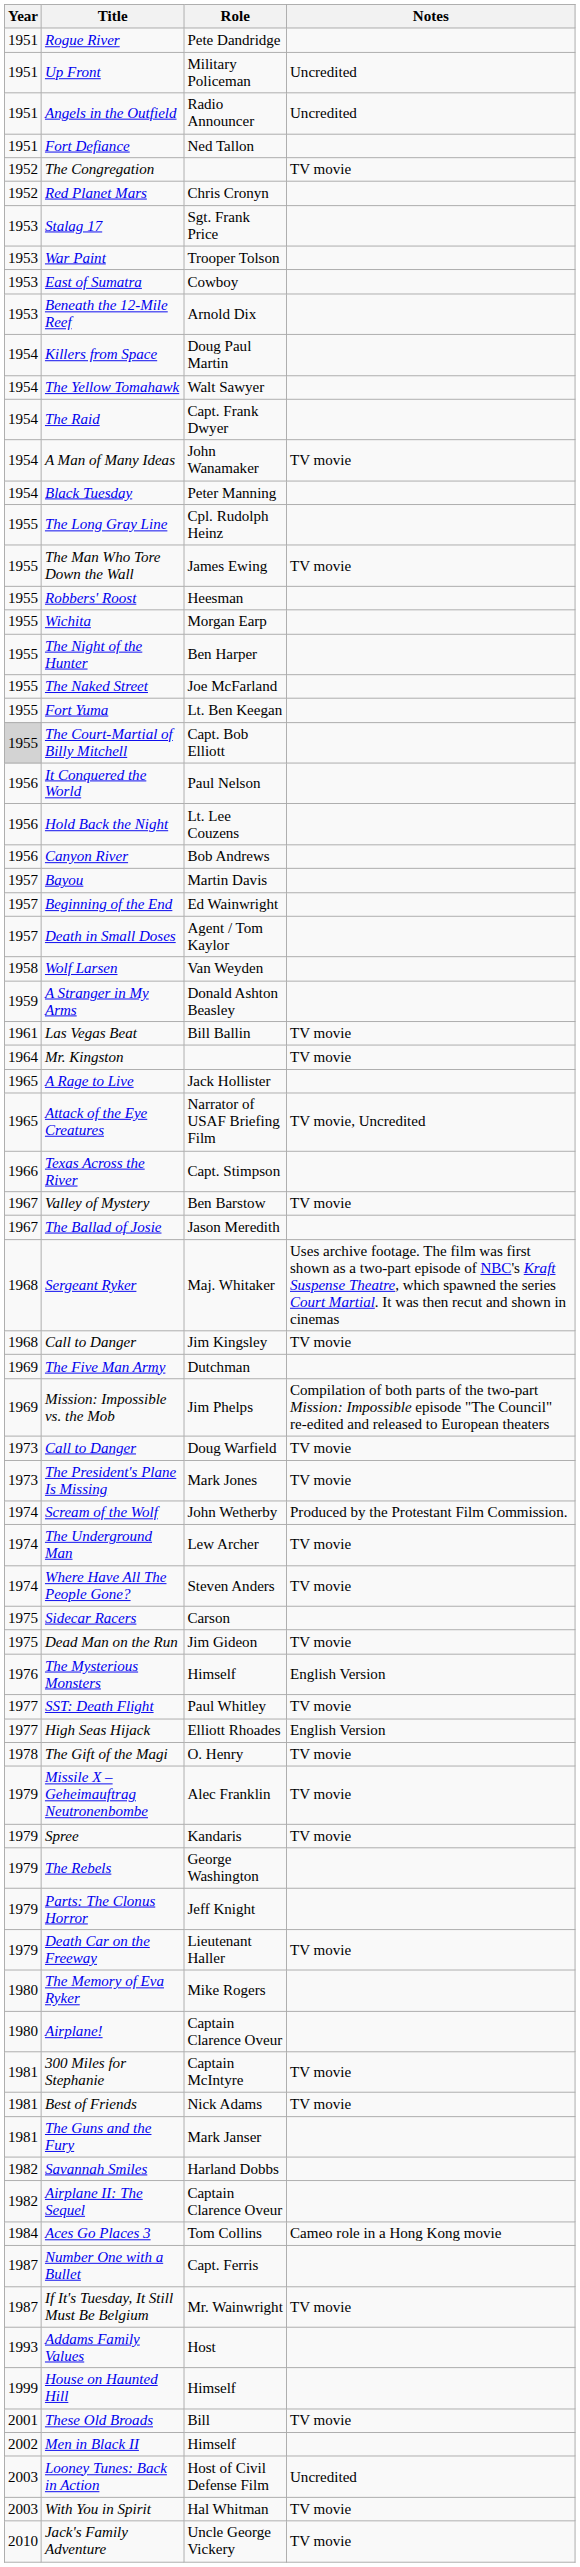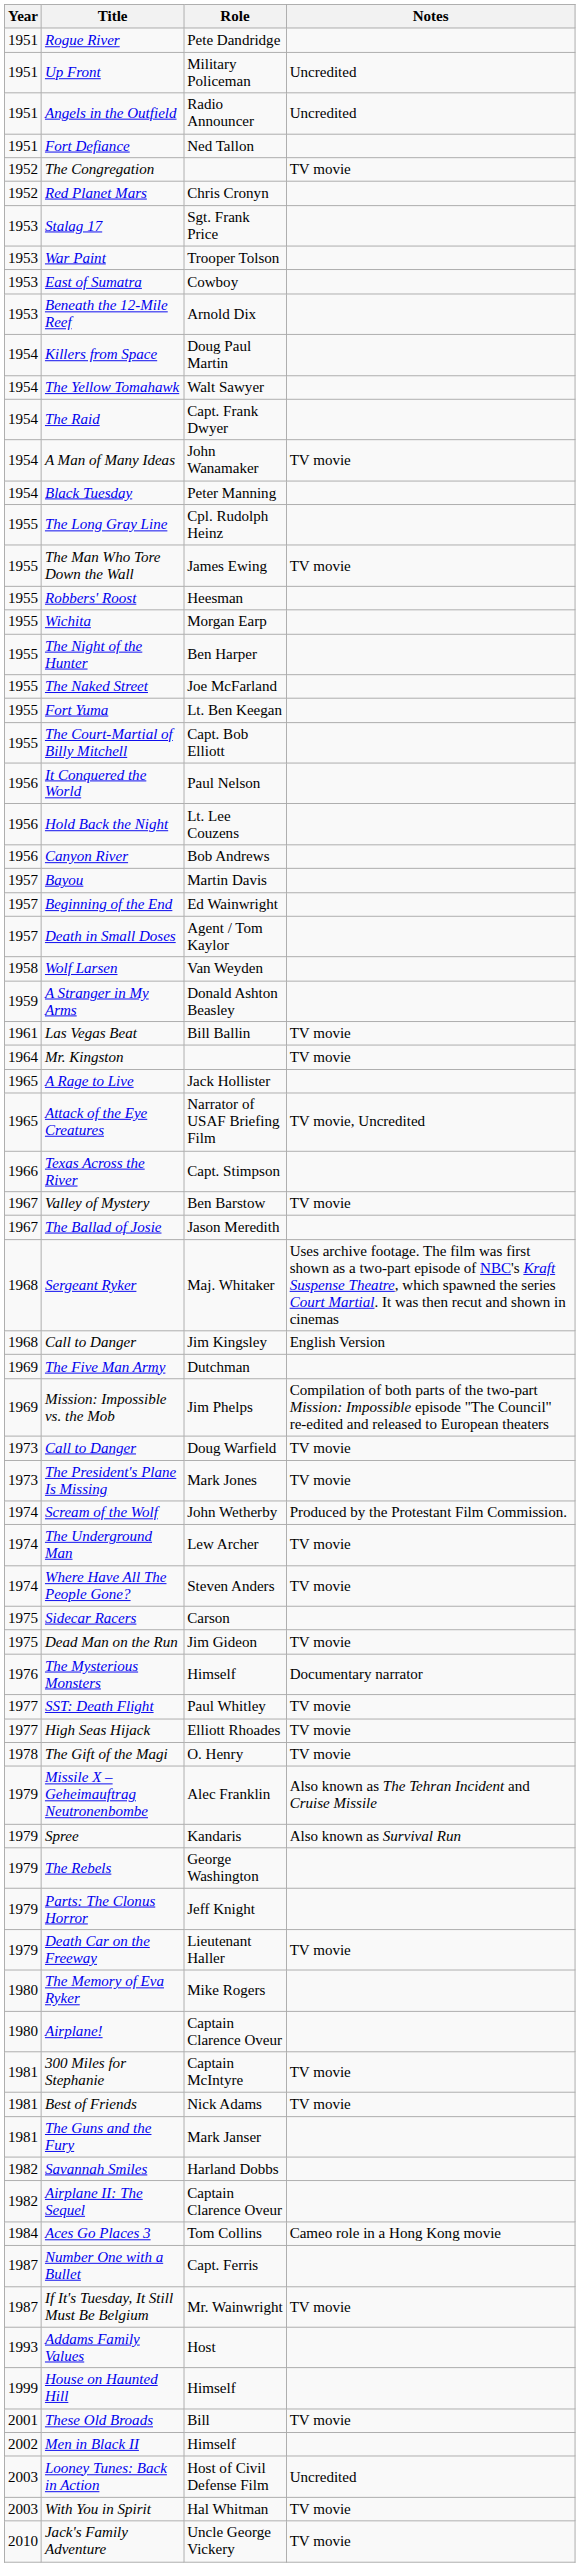(23, 742) lightgrey background -> (23, 742) no background
(321, 1342) TV movie -> (337, 1342) English Version
(338, 1674) English Version -> (356, 1674) Documentary narrator
(338, 1730) English Version -> (320, 1730) TV movie
(321, 1795) TV movie -> (410, 1795) Also known as The Tehran Incident and Cruise Missile
(321, 1835) TV movie -> (375, 1835) Also known as Survival Run
